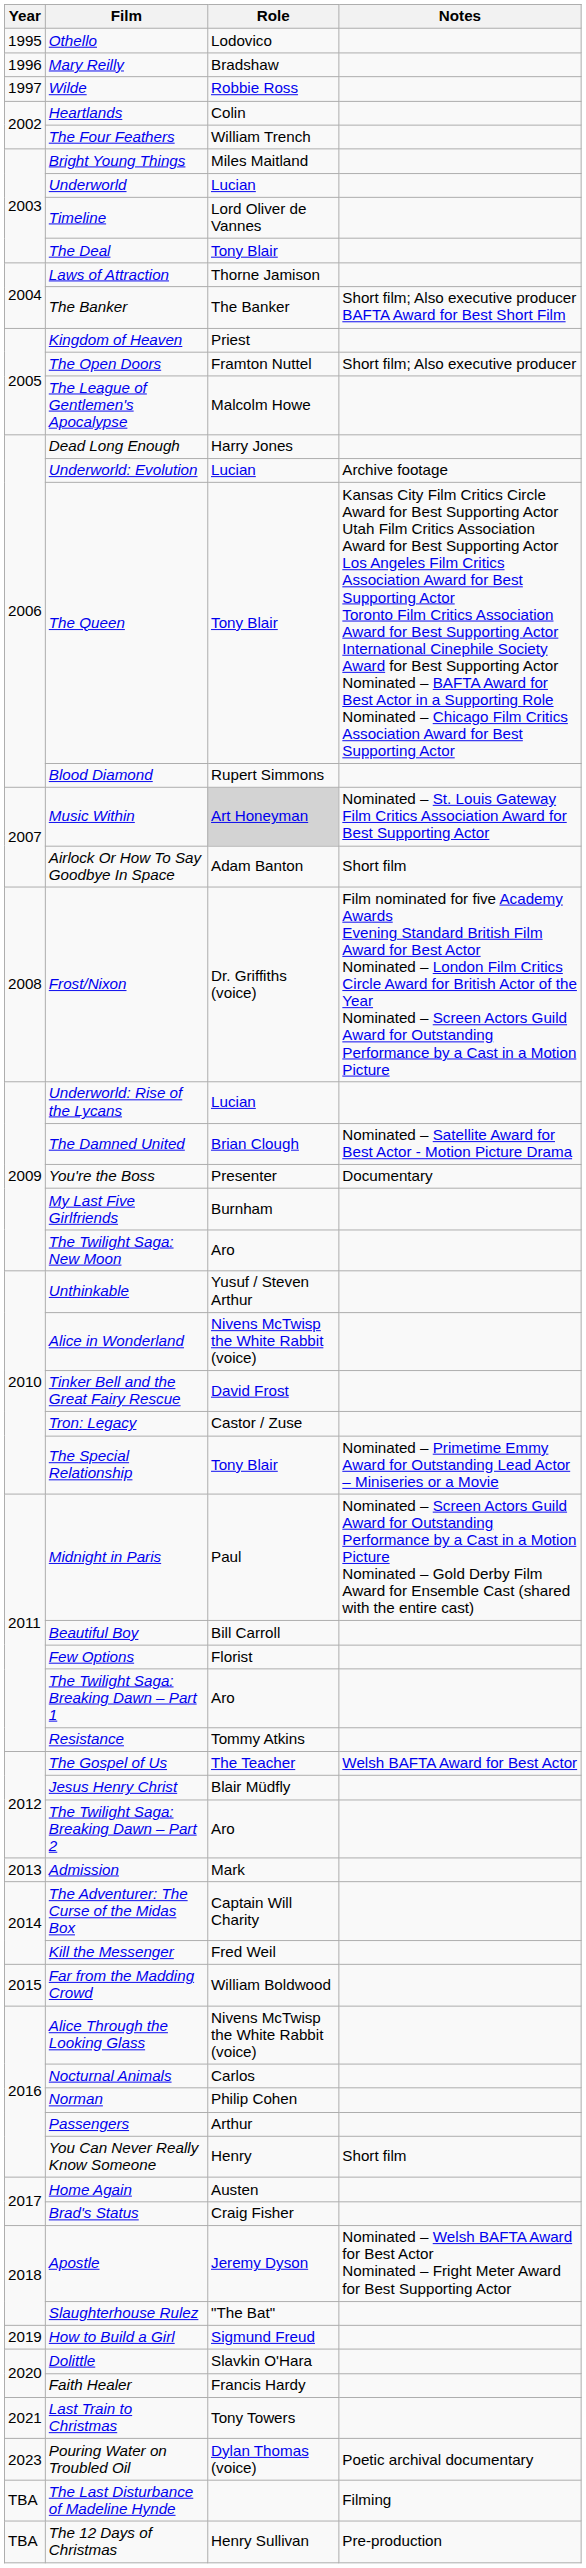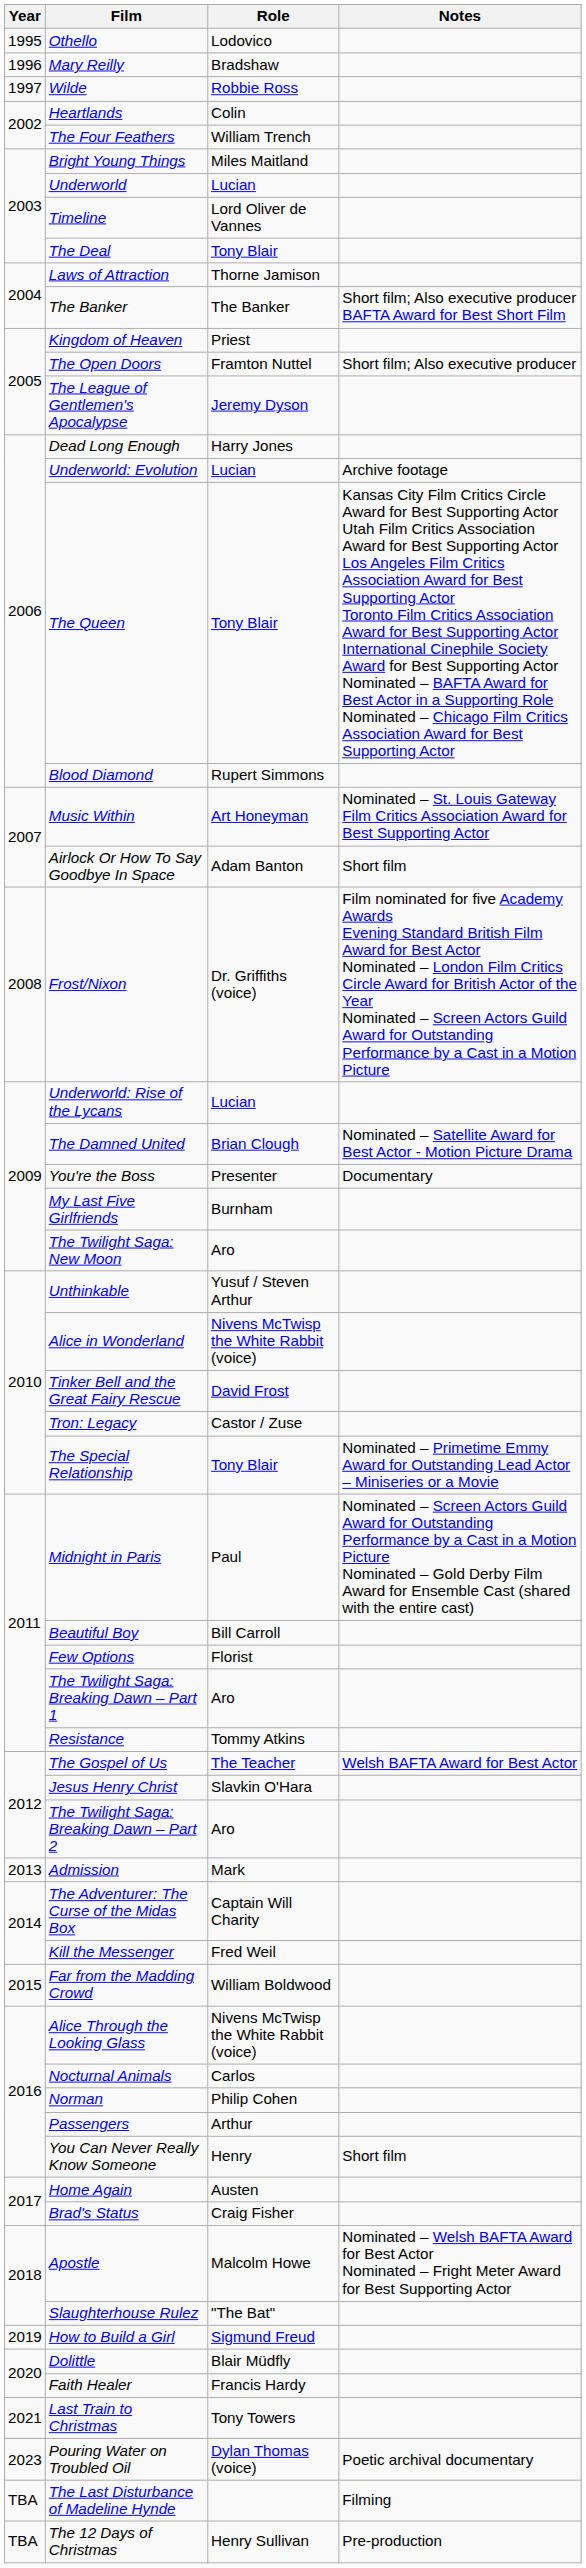(261, 405) Malcolm Howe -> (260, 405) Jeremy Dyson
(260, 816) lightgrey background -> (260, 816) no background
(251, 1787) Blair Müdfly -> (261, 1787) Slavkin O'Hara
(260, 2263) Jeremy Dyson -> (261, 2263) Malcolm Howe
(261, 2361) Slavkin O'Hara -> (251, 2361) Blair Müdfly
